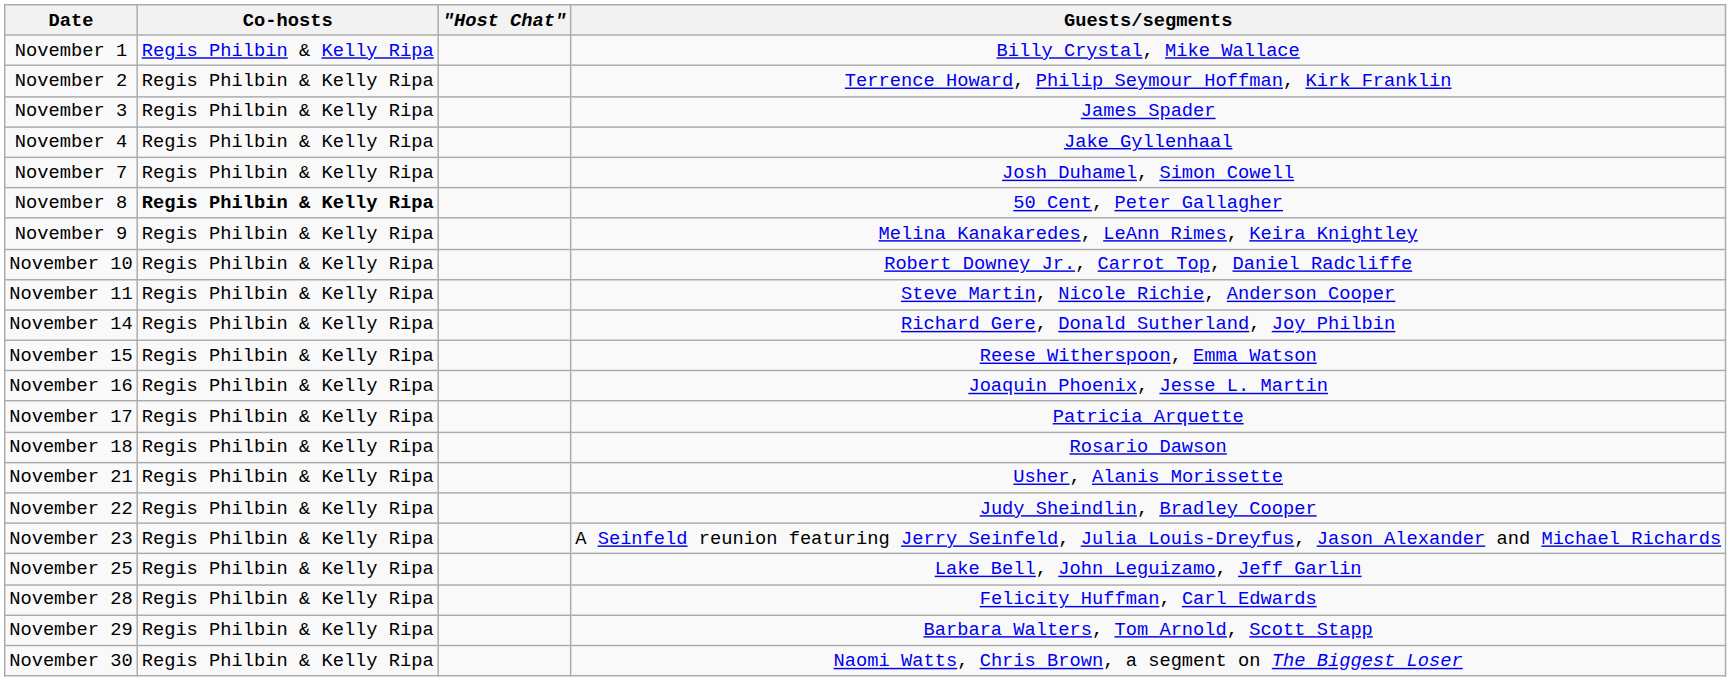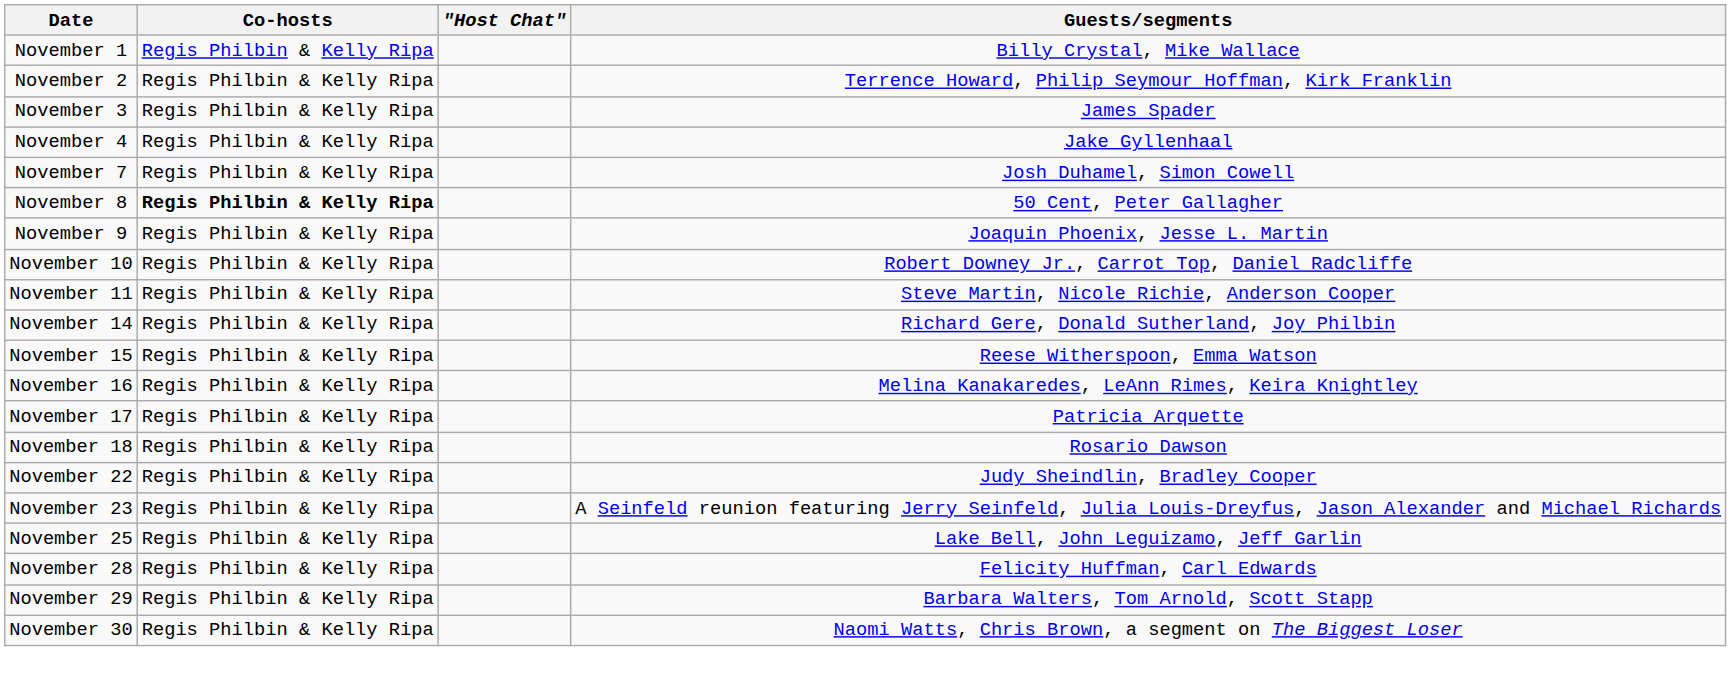(1148, 234) Melina Kanakaredes, LeAnn Rimes, Keira Knightley -> (1148, 234) Joaquin Phoenix, Jesse L. Martin
(1148, 386) Joaquin Phoenix, Jesse L. Martin -> (1148, 386) Melina Kanakaredes, LeAnn Rimes, Keira Knightley
- row: (71, 478)
